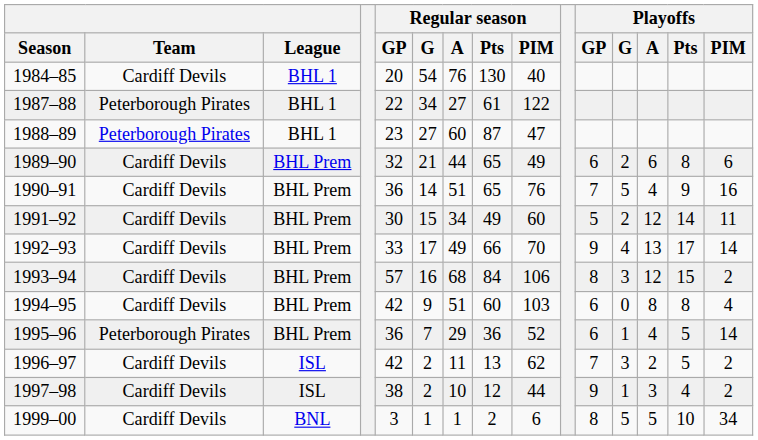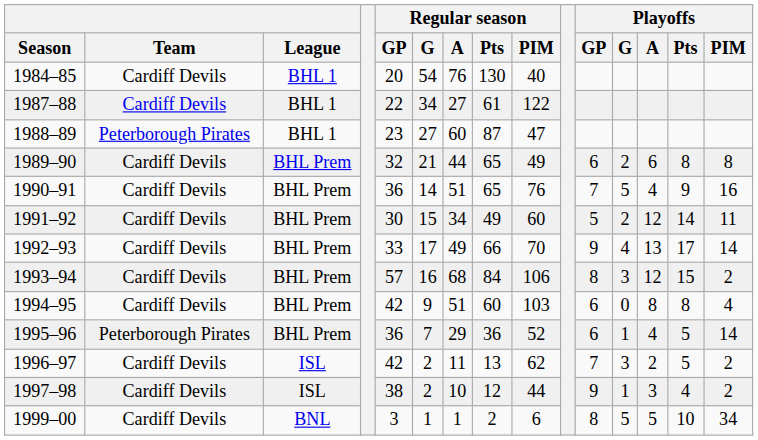(174, 104) Peterborough Pirates -> (174, 104) Cardiff Devils
(728, 162) 6 -> (728, 162) 8
